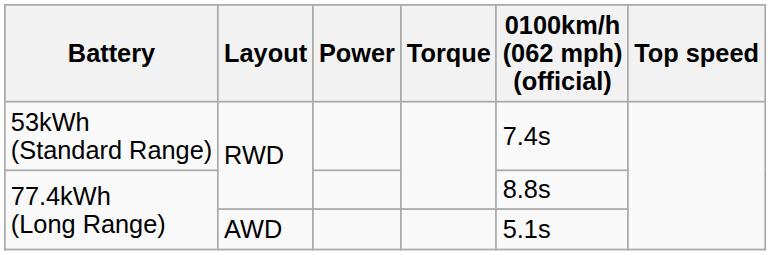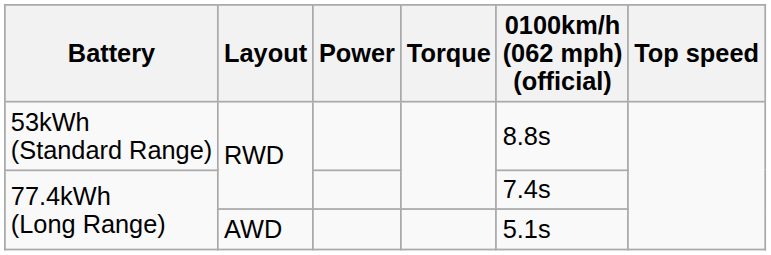(527, 136) 7.4s -> (527, 136) 8.8s
(527, 190) 8.8s -> (527, 190) 7.4s
